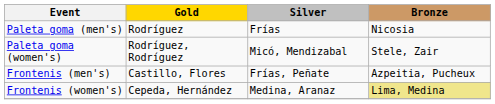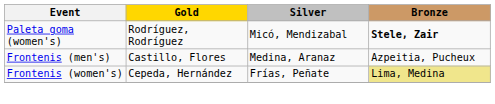- row: (65, 29)
(405, 52) normal -> (405, 35) bold
(289, 74) Frías, Peñate -> (293, 57) Medina, Aranaz
(293, 90) Medina, Aranaz -> (289, 74) Frías, Peñate
